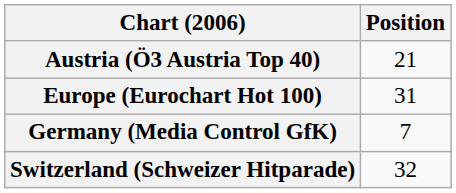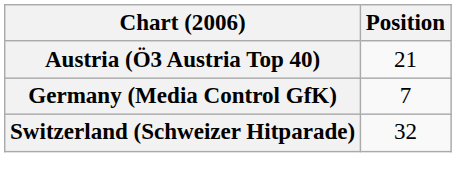- row: (183, 95)
